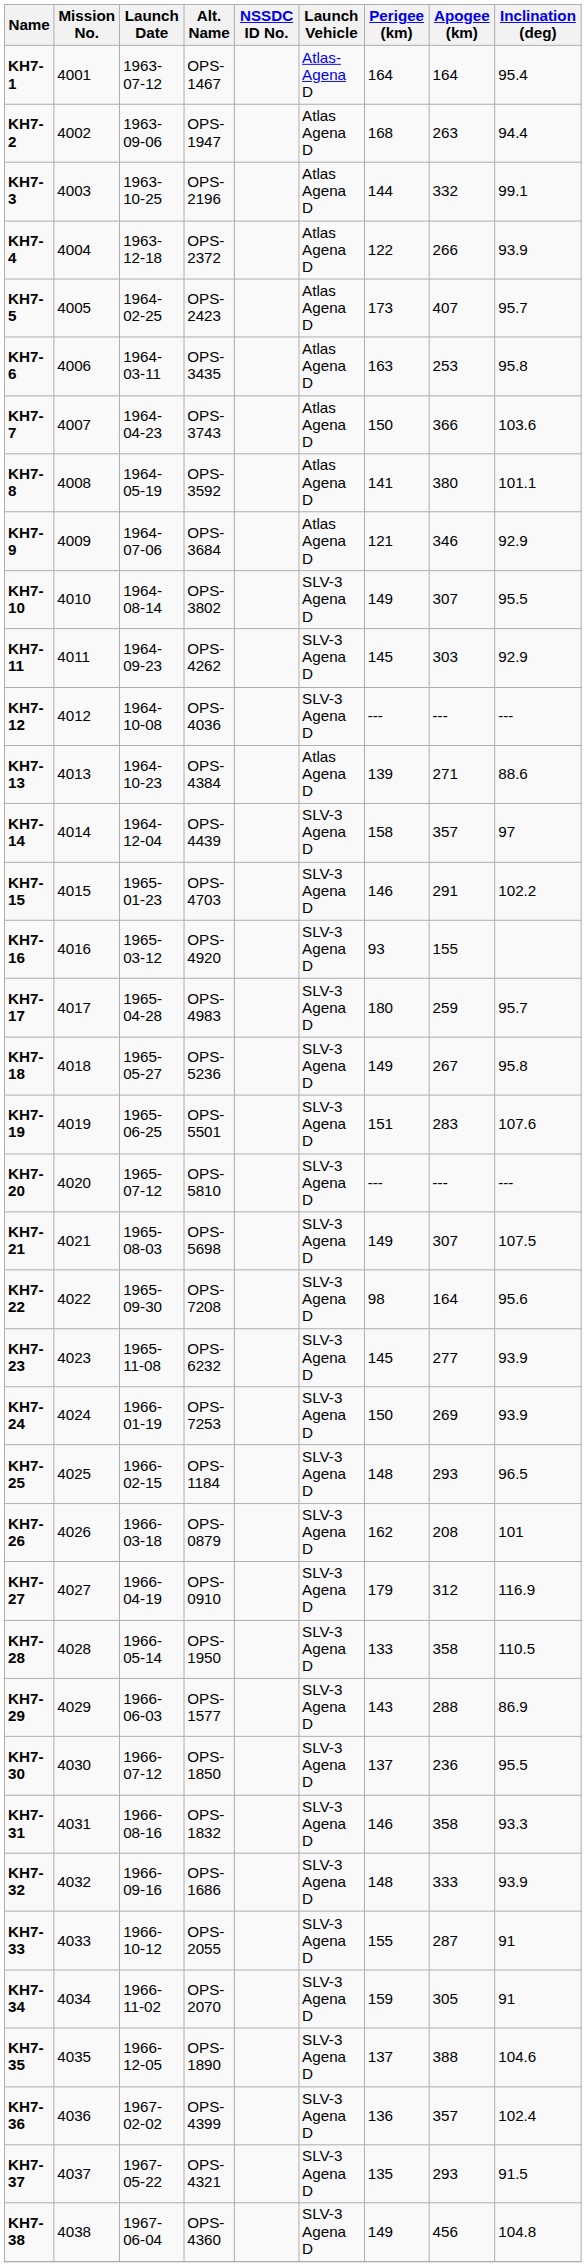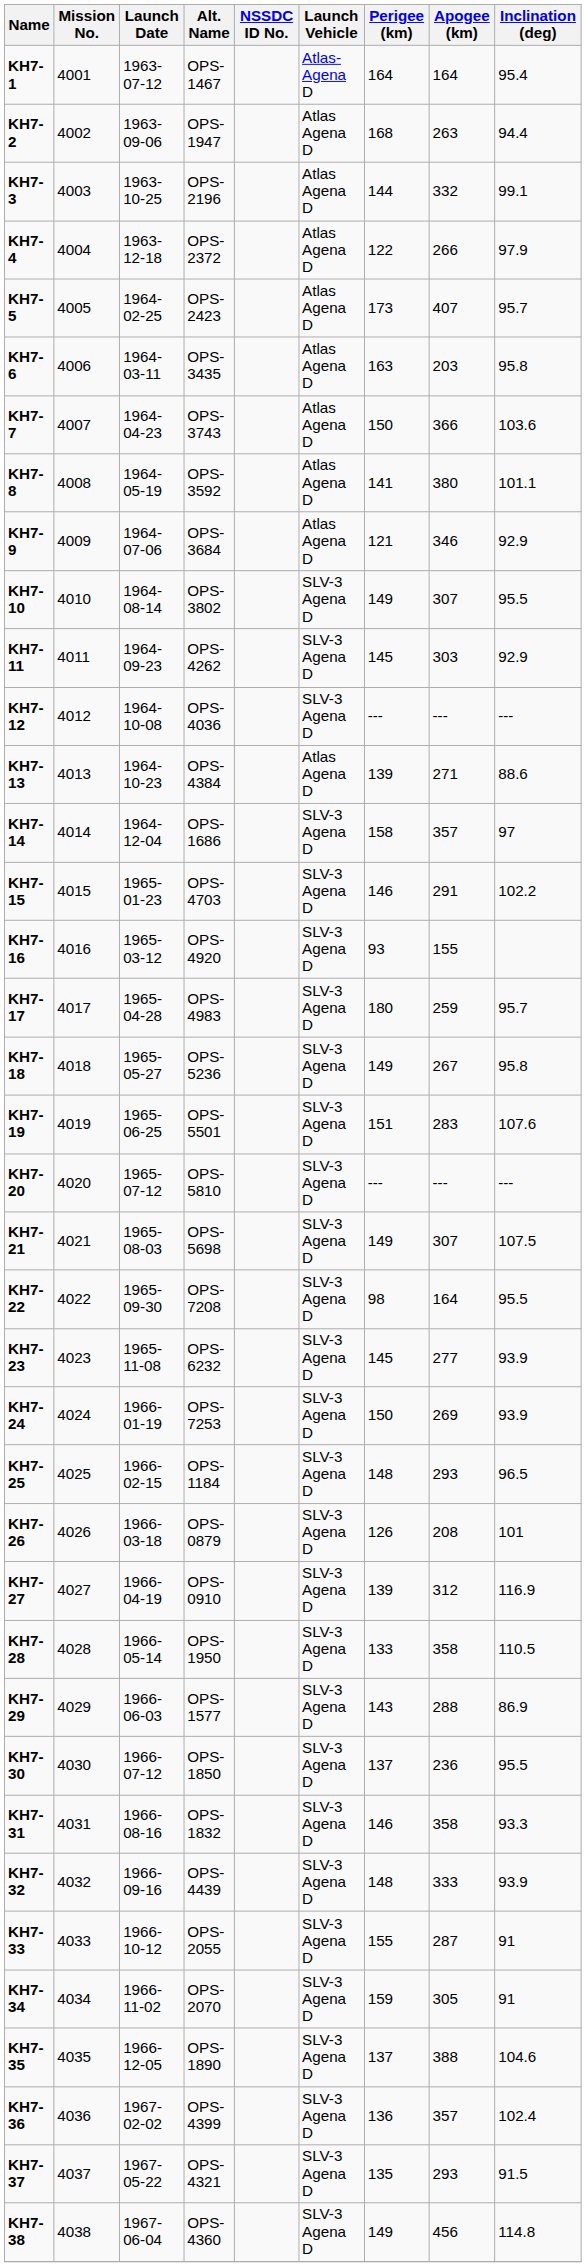(513, 249) 93.9 -> (513, 249) 97.9
(445, 366) 253 -> (445, 366) 203
(206, 832) OPS-4439 -> (206, 832) OPS-1686
(513, 1299) 95.6 -> (513, 1299) 95.5
(380, 1532) 162 -> (380, 1532) 126
(380, 1590) 179 -> (380, 1590) 139
(206, 1882) OPS-1686 -> (206, 1882) OPS-4439
(517, 2232) 104.8 -> (517, 2232) 114.8
